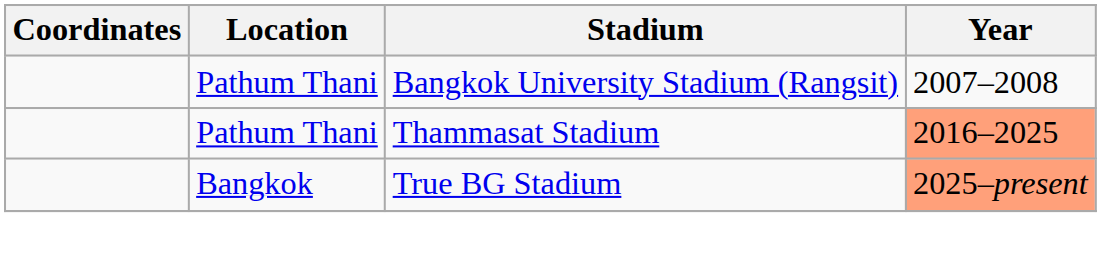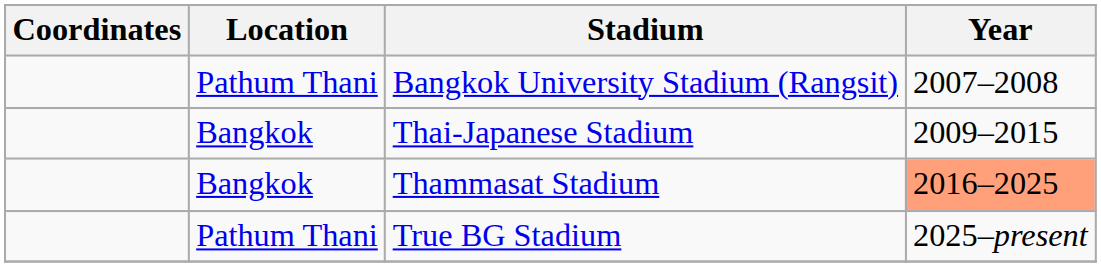+ row: (543, 132)
(287, 132) Pathum Thani -> (255, 183) Bangkok
(255, 183) Bangkok -> (287, 235) Pathum Thani
(1000, 183) lightsalmon background -> (1000, 235) no background
